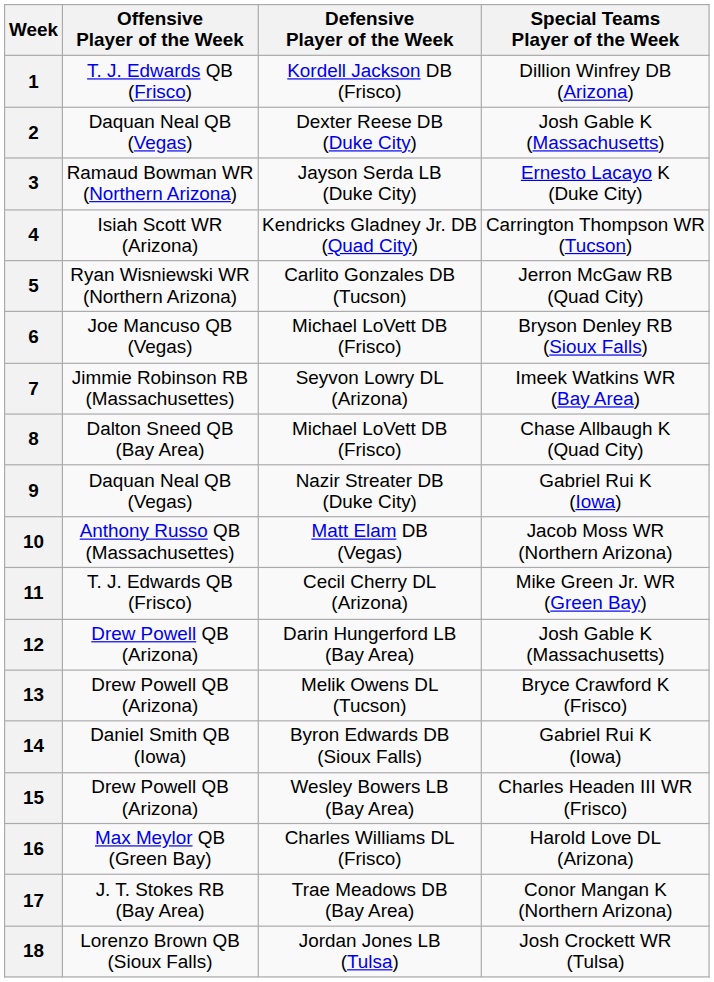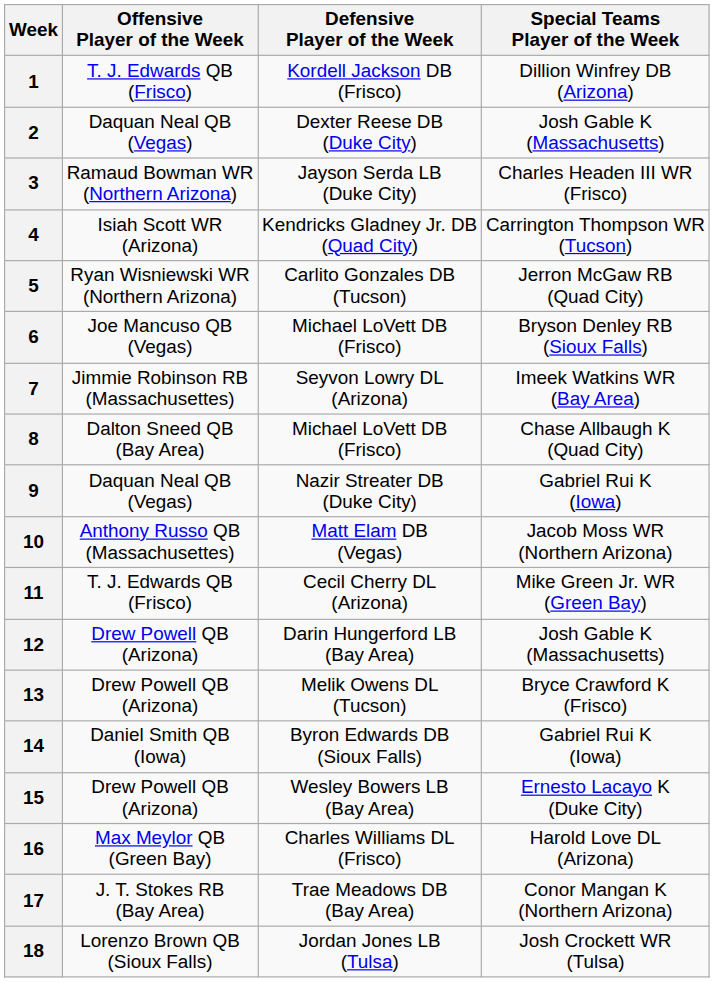(595, 183) Ernesto Lacayo K (Duke City) -> (595, 183) Charles Headen III WR (Frisco)
(595, 797) Charles Headen III WR (Frisco) -> (595, 797) Ernesto Lacayo K (Duke City)
